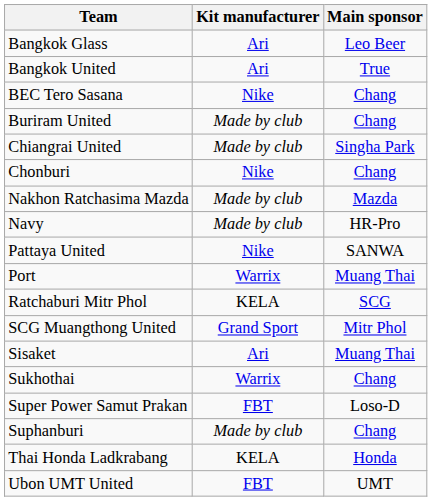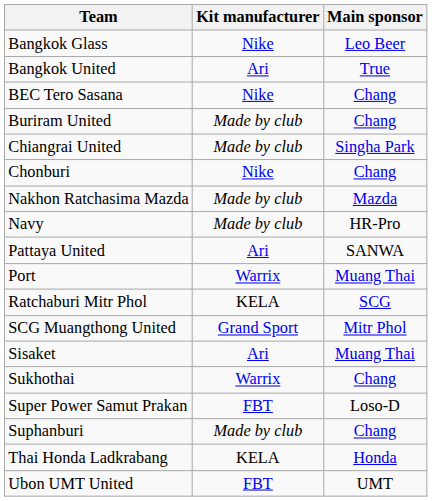(258, 43) Ari -> (258, 43) Nike
(258, 250) Nike -> (258, 250) Ari
